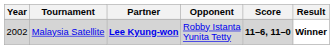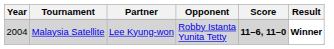(17, 32) 2002 -> (17, 32) 2004
(144, 32) bold -> (141, 32) normal
